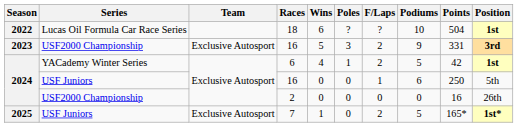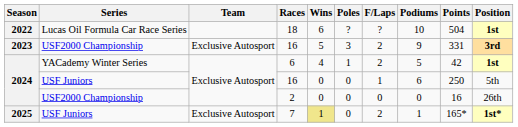(321, 114) no background -> (321, 114) khaki background
(419, 114) 5 -> (419, 114) 1
